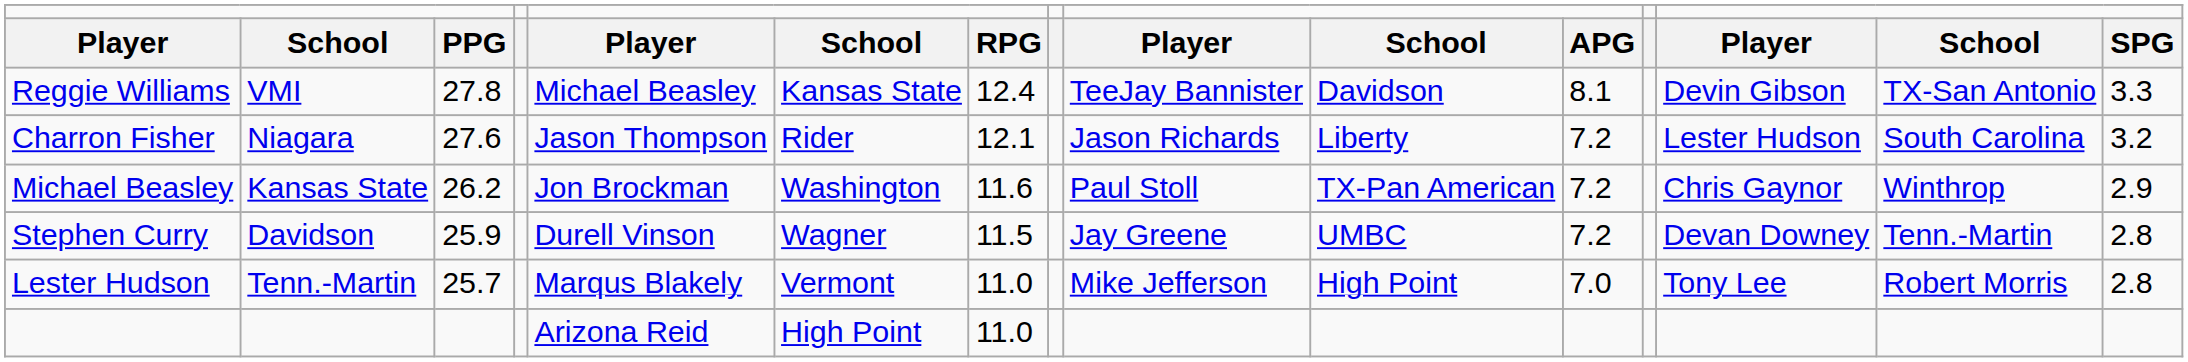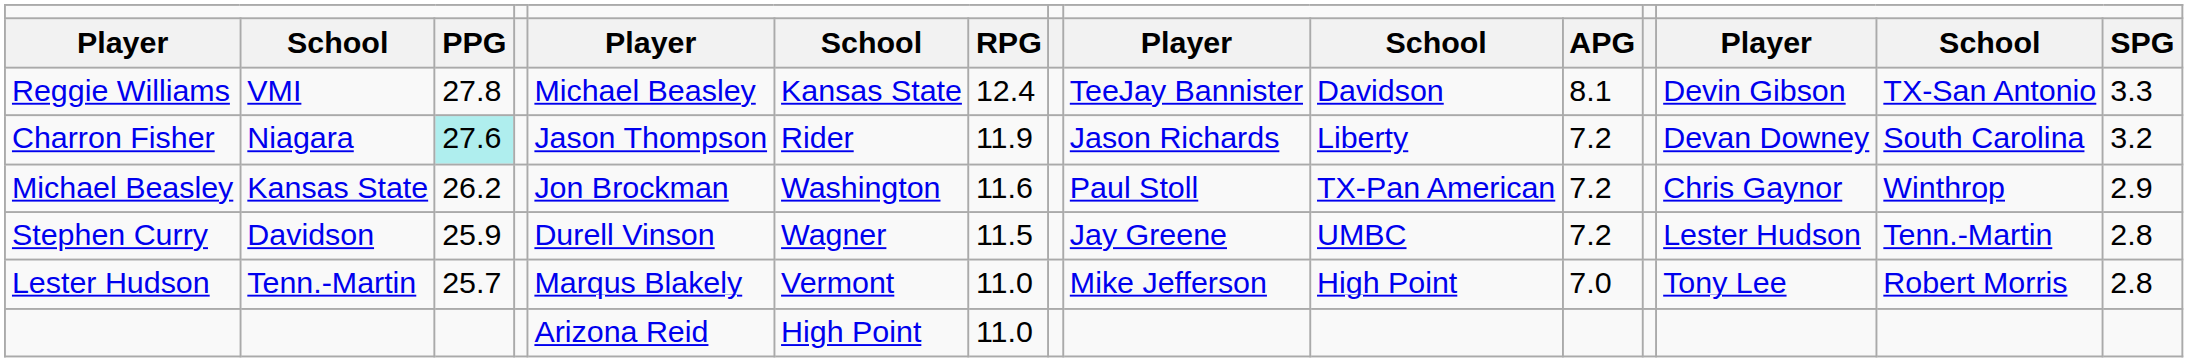(472, 139) no background -> (472, 139) paleturquoise background
(1005, 139) 12.1 -> (1004, 139) 11.9
(1762, 139) Lester Hudson -> (1766, 139) Devan Downey
(1766, 235) Devan Downey -> (1762, 235) Lester Hudson
